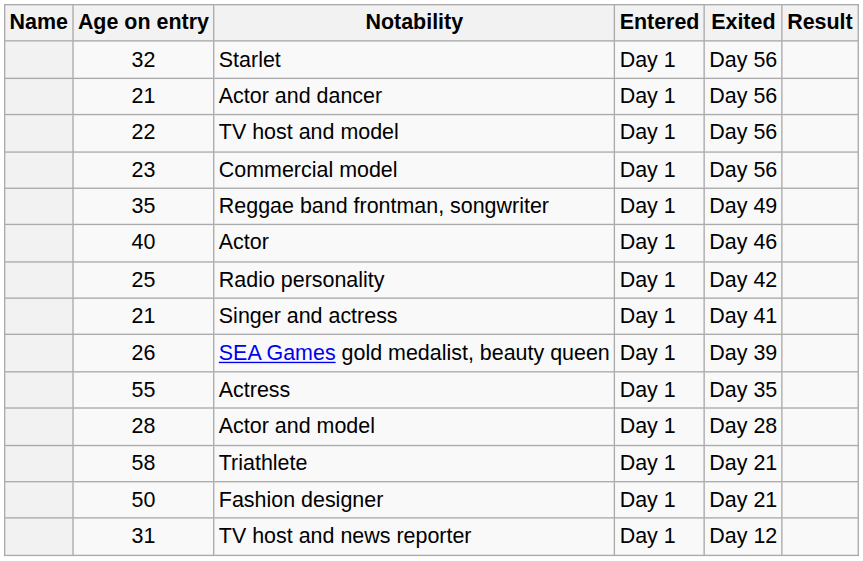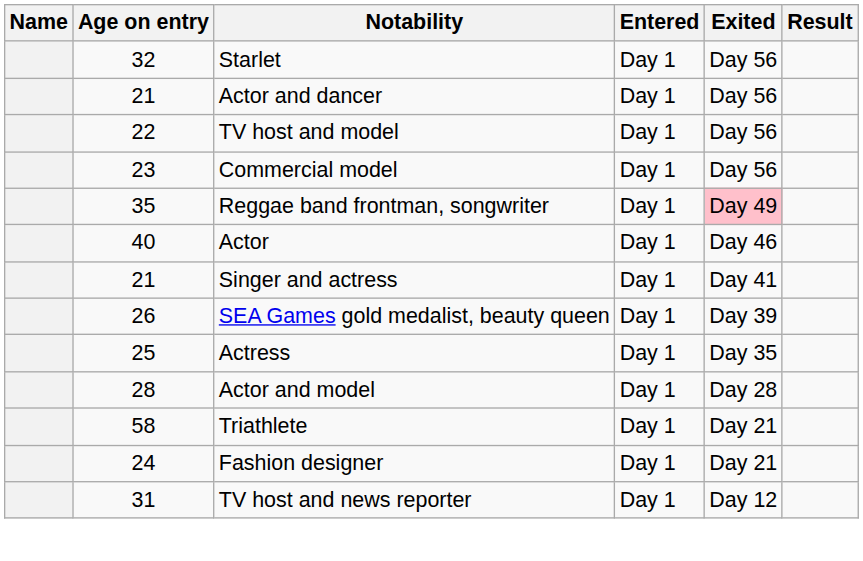(743, 206) no background -> (743, 206) pink background
- row: (302, 279)
(143, 389) 55 -> (143, 352) 25
(143, 499) 50 -> (143, 463) 24
